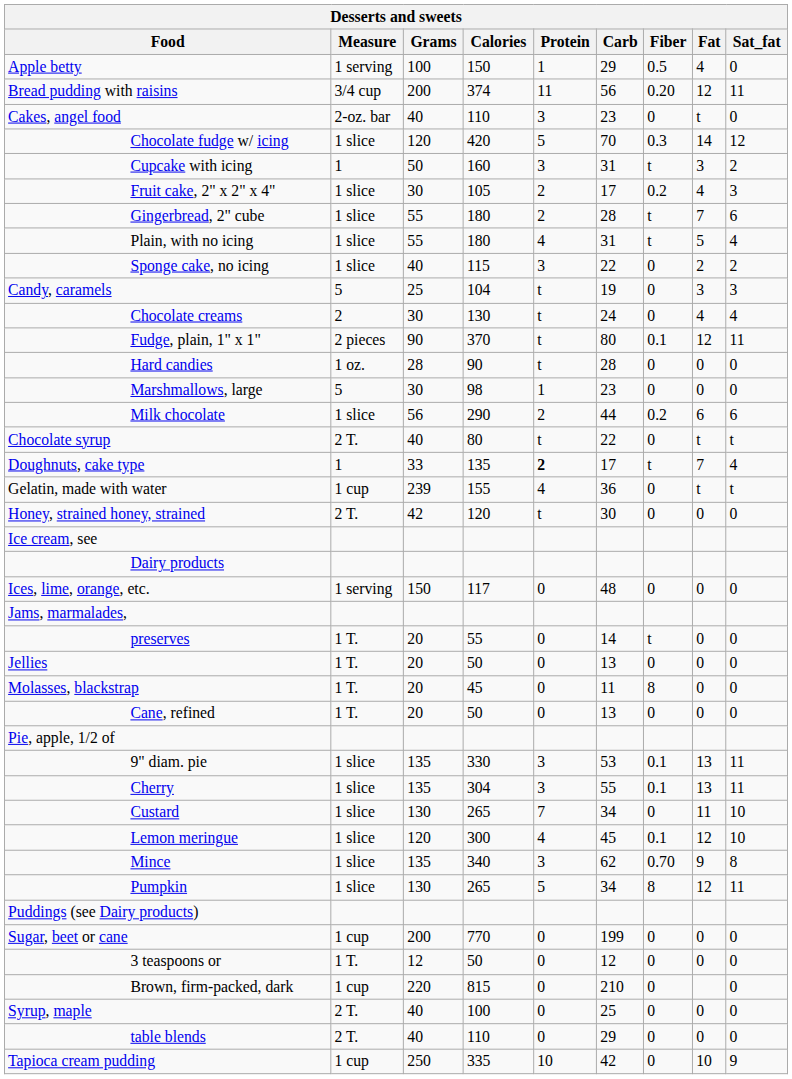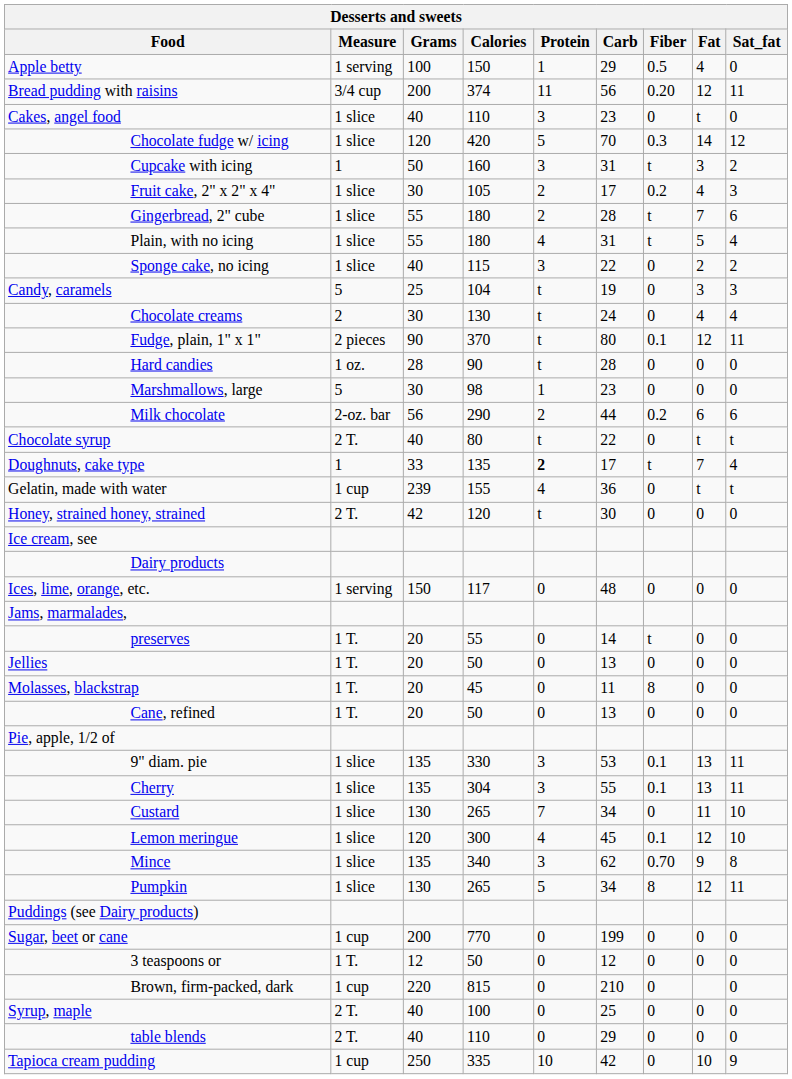(362, 116) 2-oz. bar -> (355, 116) 1 slice
(355, 414) 1 slice -> (362, 414) 2-oz. bar
